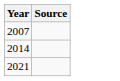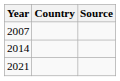+ column: (55, 13)
